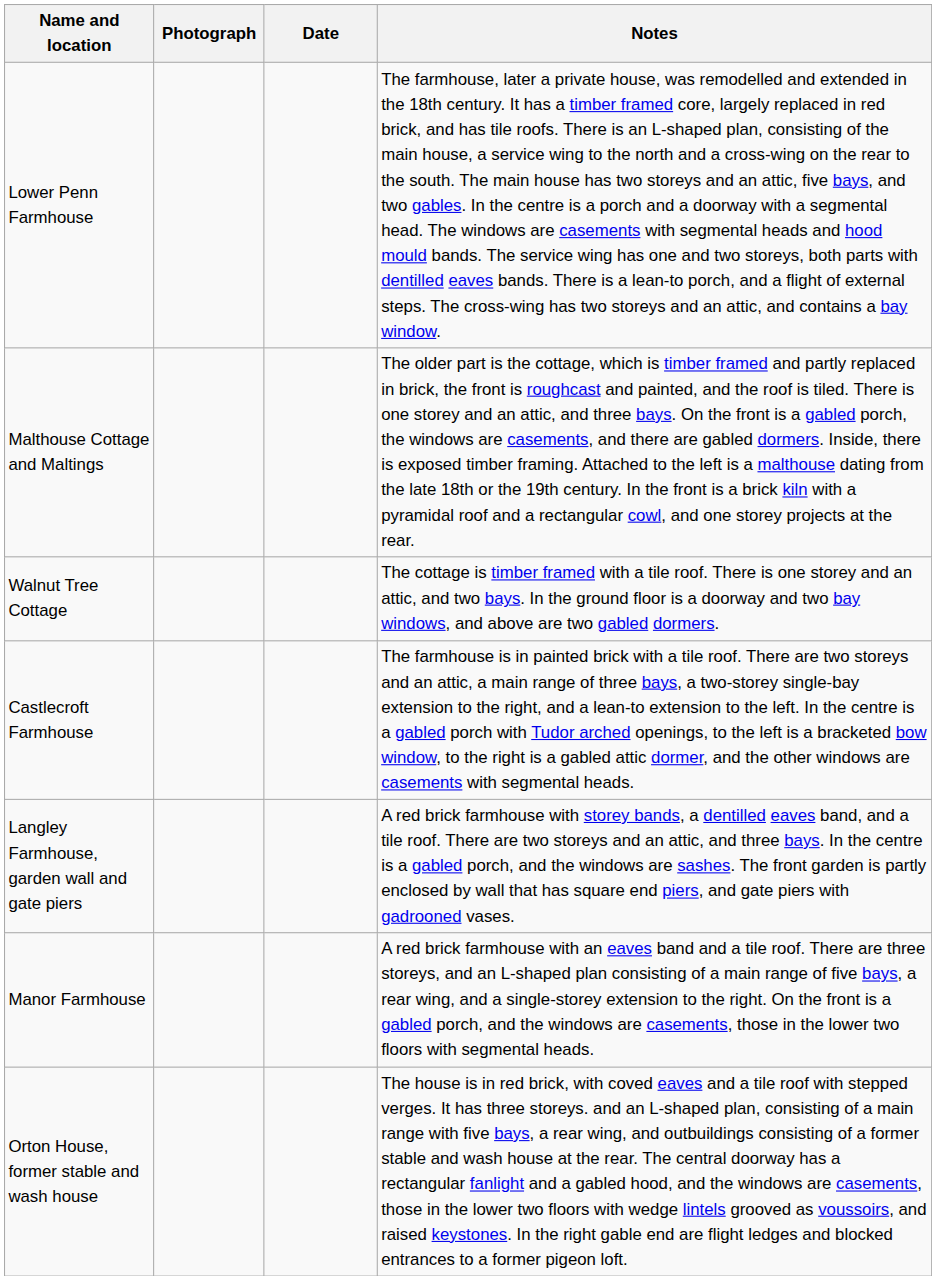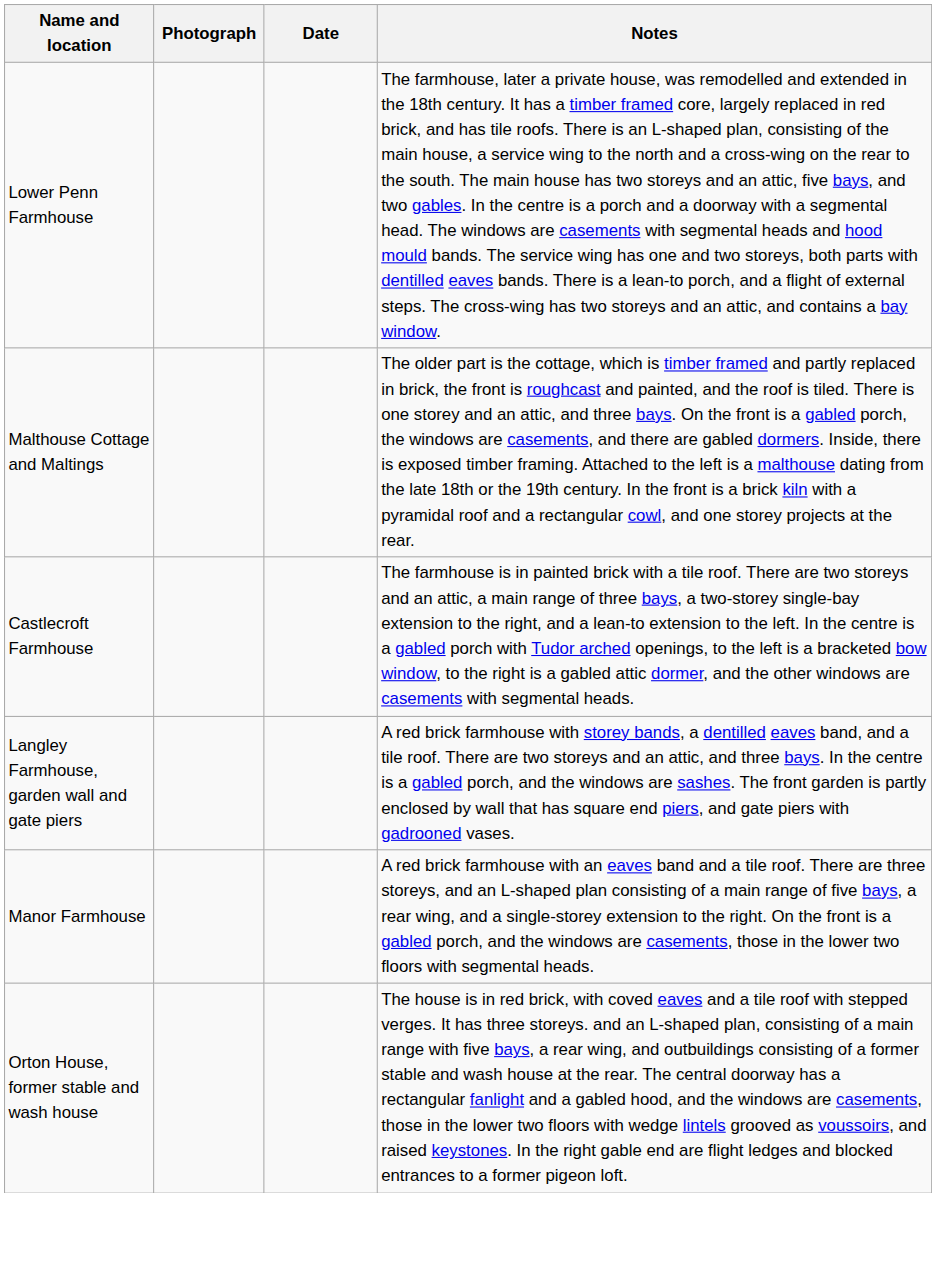- row: (53, 598)
